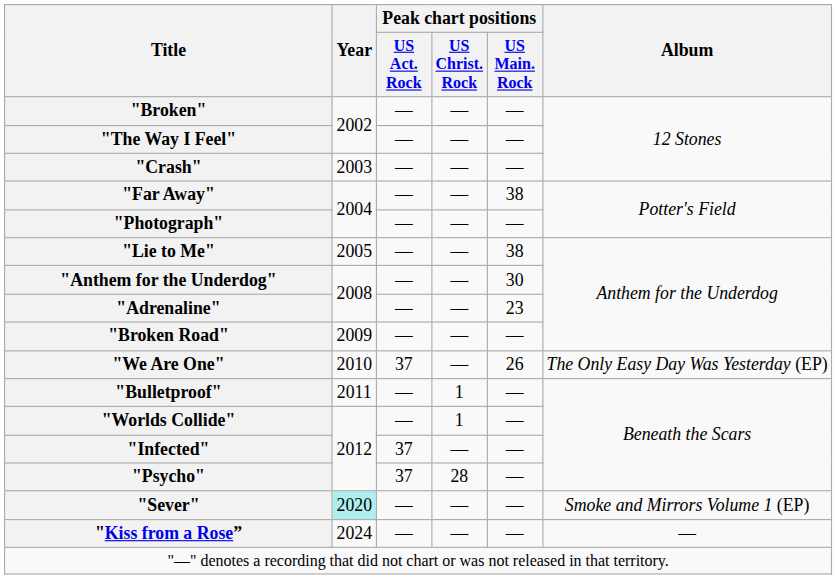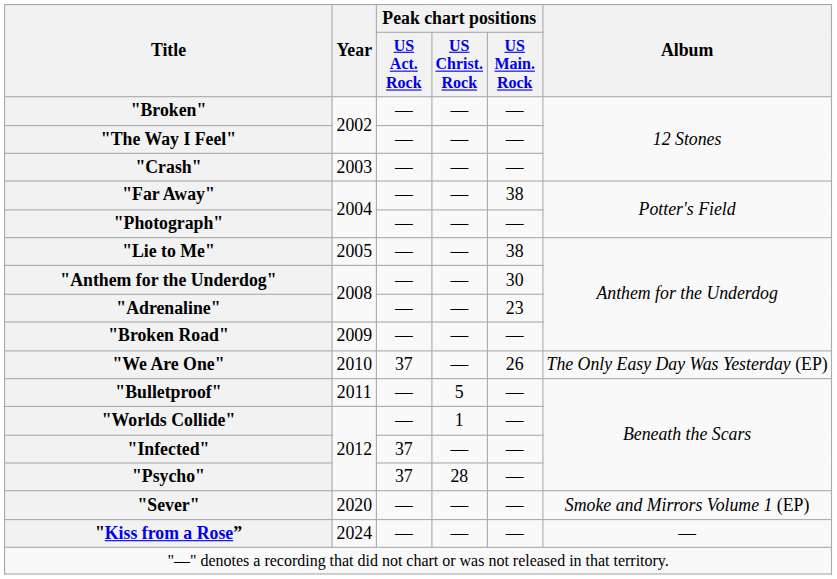(459, 392) 1 -> (459, 392) 5
(354, 505) paleturquoise background -> (354, 505) no background
